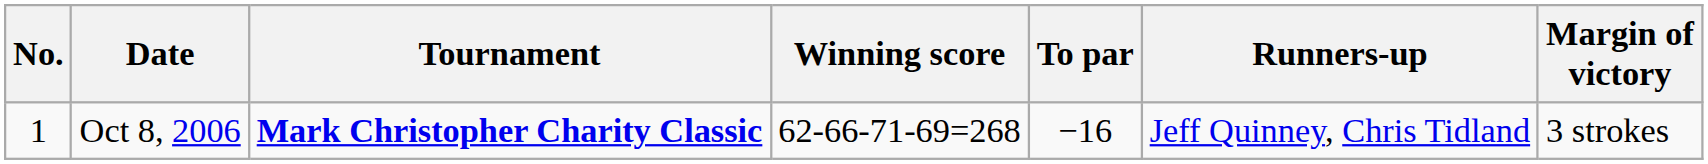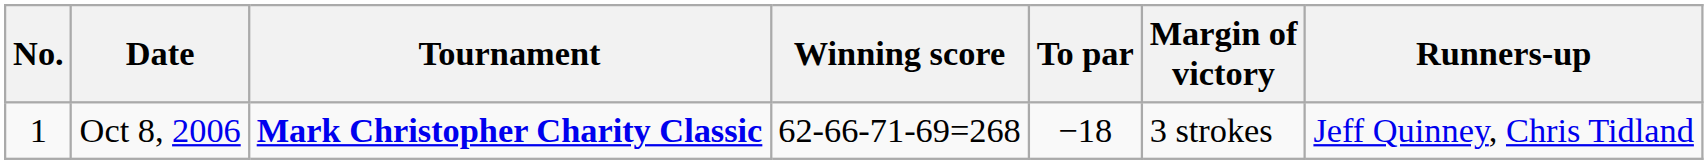columns swapped: (1620, 53) <-> (1340, 53)
(1085, 130) −16 -> (1085, 130) −18
